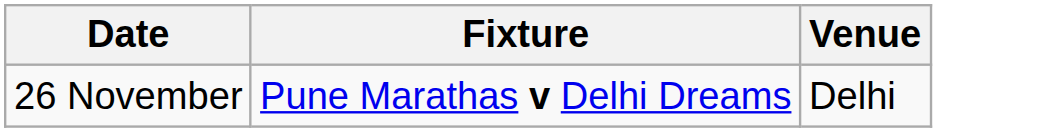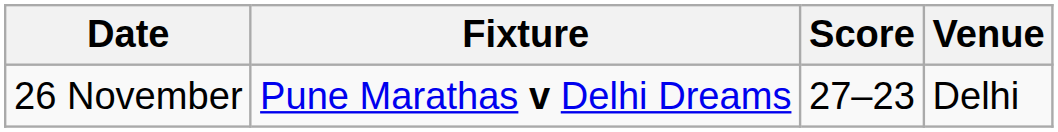+ column: (862, 34)
